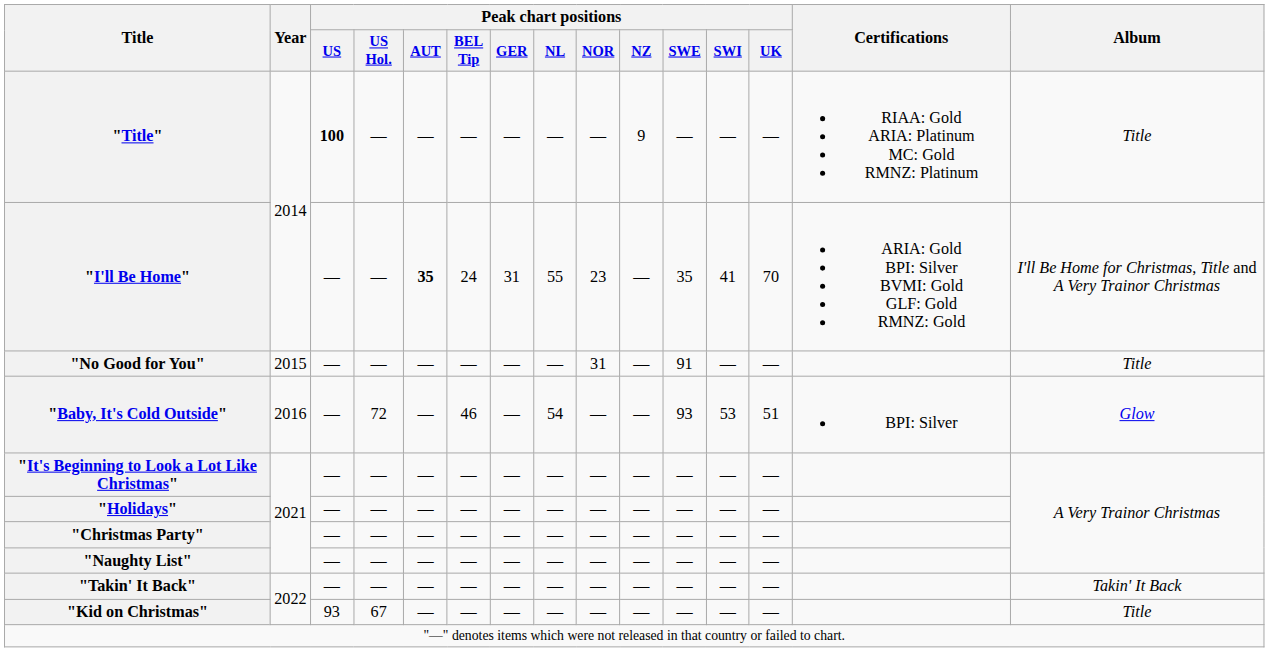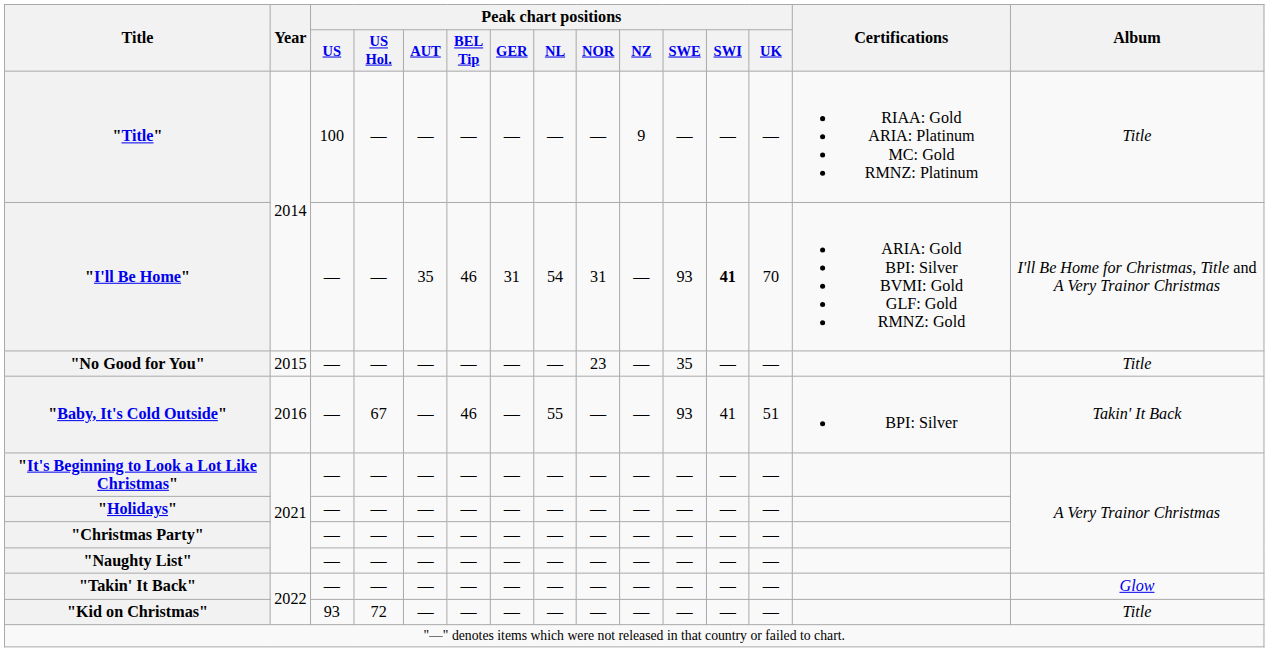(332, 136) bold -> (332, 136) normal
(425, 276) bold -> (425, 276) normal
(469, 276) 24 -> (469, 276) 46
(555, 276) 55 -> (555, 276) 54
(598, 276) 23 -> (598, 276) 31
(685, 276) 35 -> (685, 276) 93
(728, 276) normal -> (728, 276) bold
(598, 363) 31 -> (598, 363) 23
(685, 363) 91 -> (685, 363) 35
(379, 414) 72 -> (379, 414) 67
(555, 414) 54 -> (555, 414) 55
(728, 414) 53 -> (728, 414) 41
(1137, 414) Glow -> (1137, 414) Takin' It Back
(1137, 586) Takin' It Back -> (1137, 586) Glow
(379, 611) 67 -> (379, 611) 72
